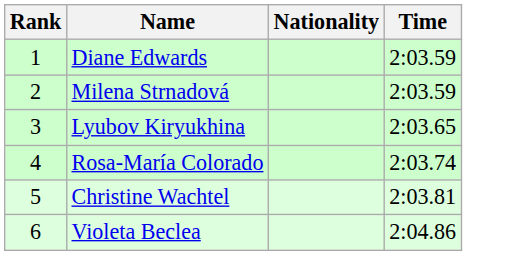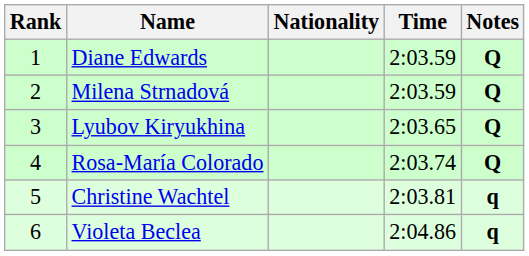+ column: (493, 22)
